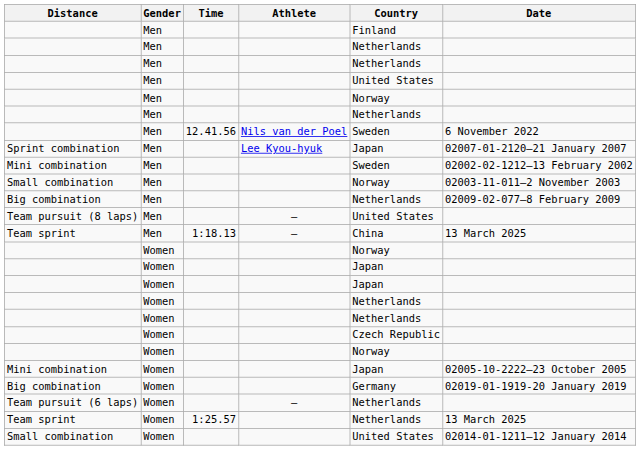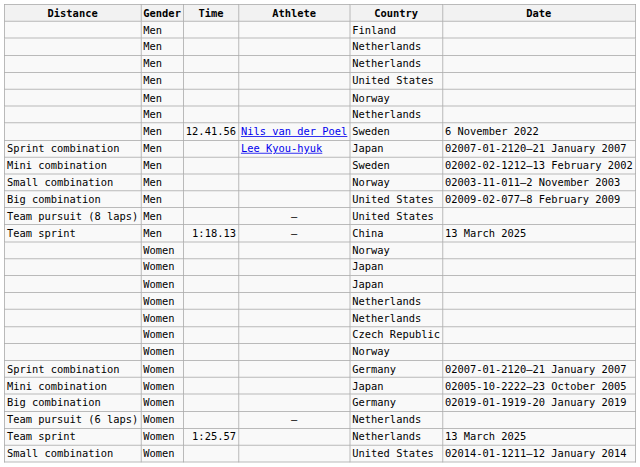(387, 199) Netherlands -> (393, 199) United States
+ row: (63, 369)
